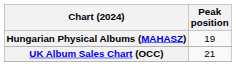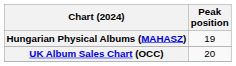(210, 54) 21 -> (210, 54) 20
